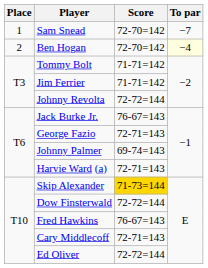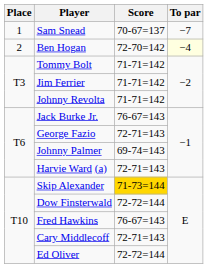(141, 30) 72-70=142 -> (141, 30) 70-67=137
(141, 99) 72-72=144 -> (141, 99) 71-71=142
